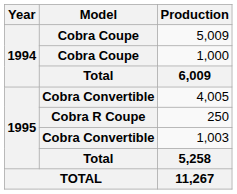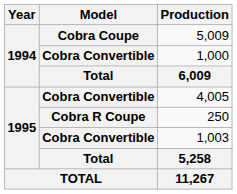(98, 55) Cobra Coupe -> (98, 55) Cobra Convertible
